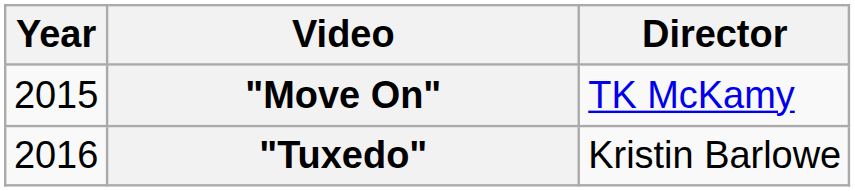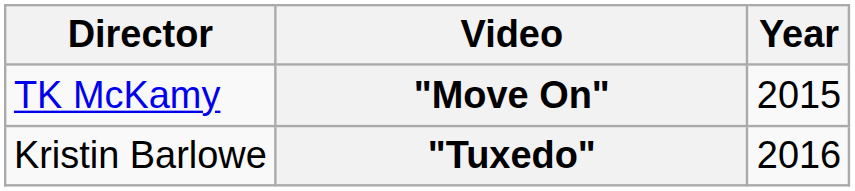columns swapped: (56, 34) <-> (715, 34)
